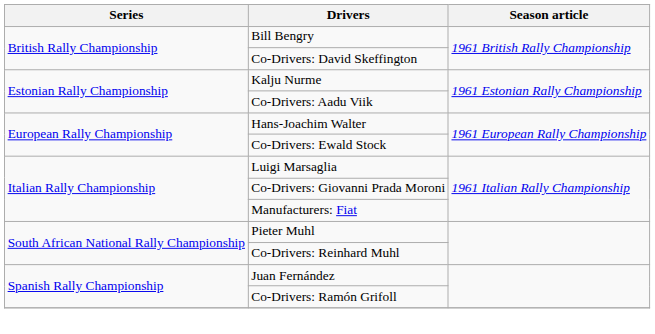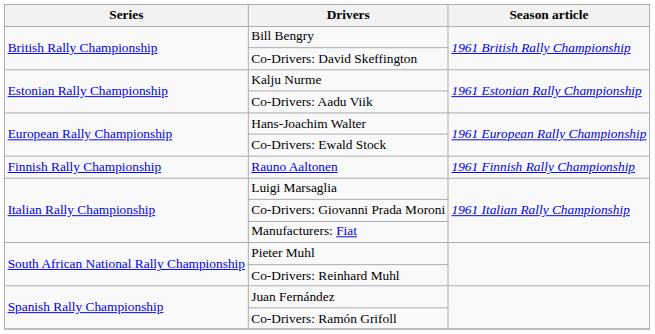+ row: (294, 166)
